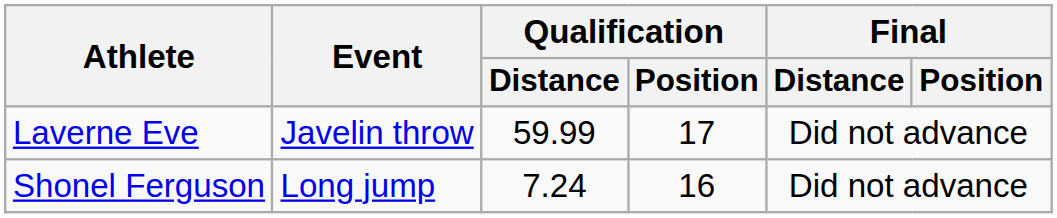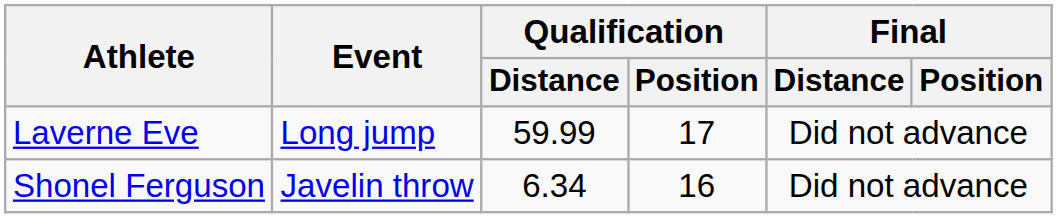(377, 133) Javelin throw -> (358, 133) Long jump
(358, 186) Long jump -> (377, 186) Javelin throw
(554, 186) 7.24 -> (554, 186) 6.34
